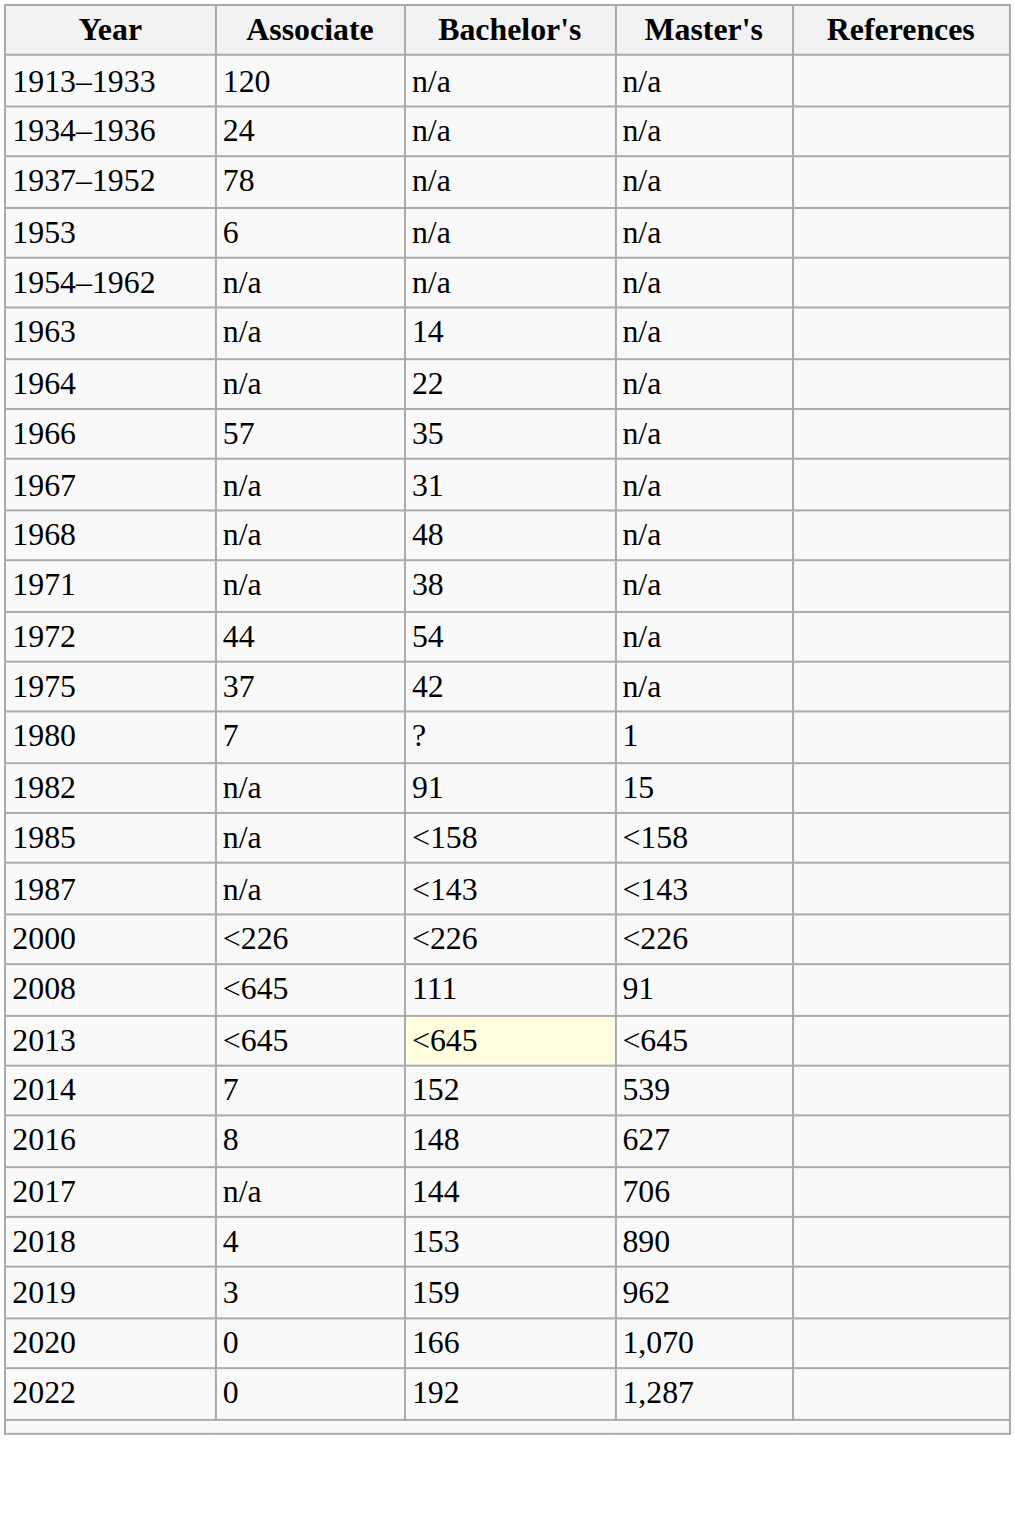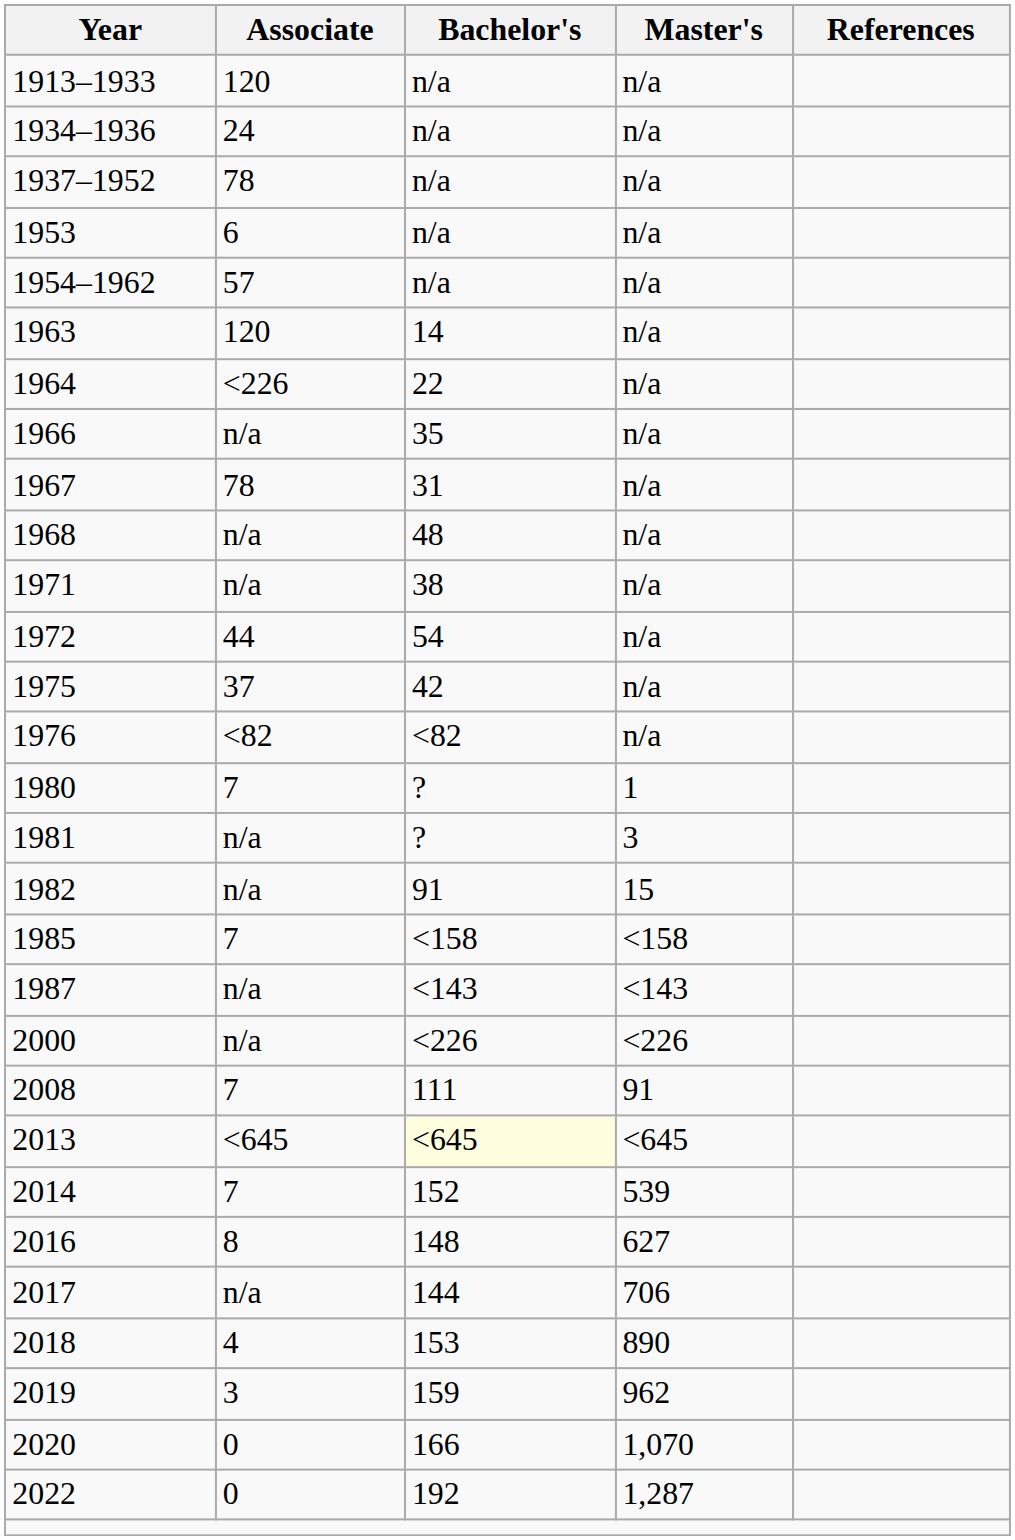(242, 282) n/a -> (239, 282) 57
(242, 332) n/a -> (247, 332) 120
(242, 383) n/a -> (256, 383) <226
(239, 433) 57 -> (242, 433) n/a
(242, 484) n/a -> (239, 484) 78
+ row: (44, 736)
+ row: (44, 837)
(242, 837) n/a -> (231, 938) 7
(256, 938) <226 -> (242, 1039) n/a
(256, 989) <645 -> (231, 1090) 7
